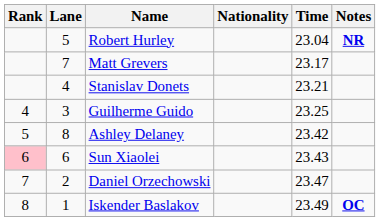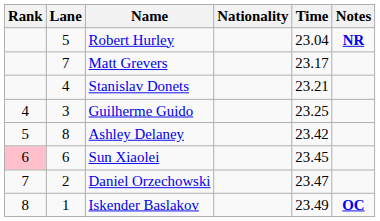(312, 157) 23.43 -> (312, 157) 23.45
